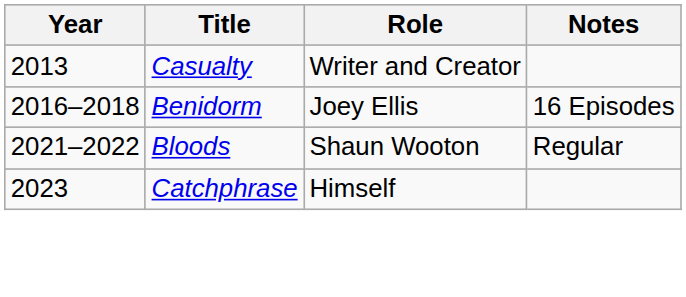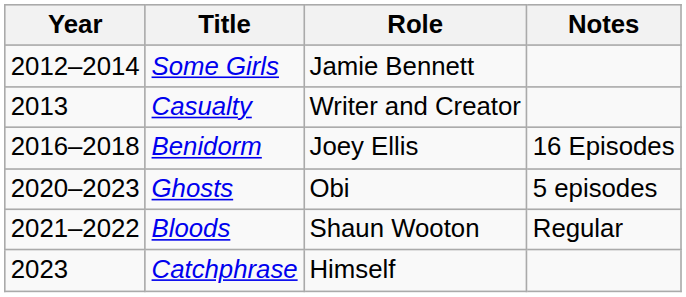+ row: (215, 65)
+ row: (192, 188)
